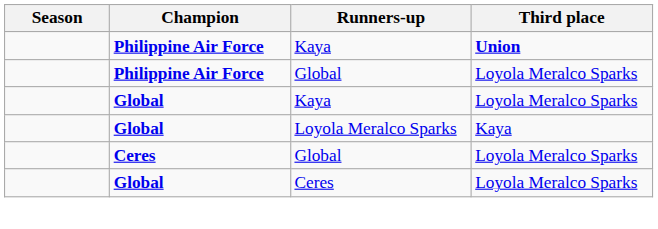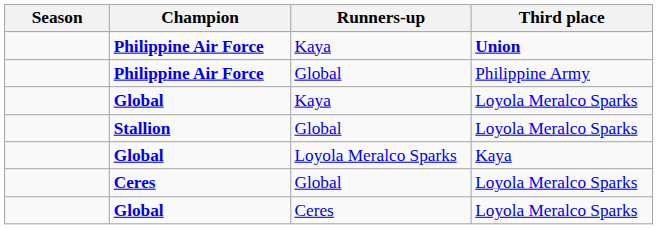(556, 73) Loyola Meralco Sparks -> (533, 73) Philippine Army
+ row: (142, 127)
